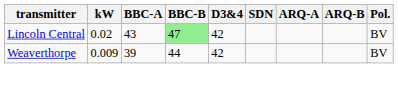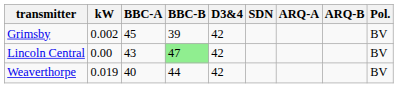+ row: (29, 33)
(101, 33) 0.02 -> (101, 53) 0.00
(104, 53) 0.009 -> (104, 72) 0.019
(130, 53) 39 -> (130, 72) 40
